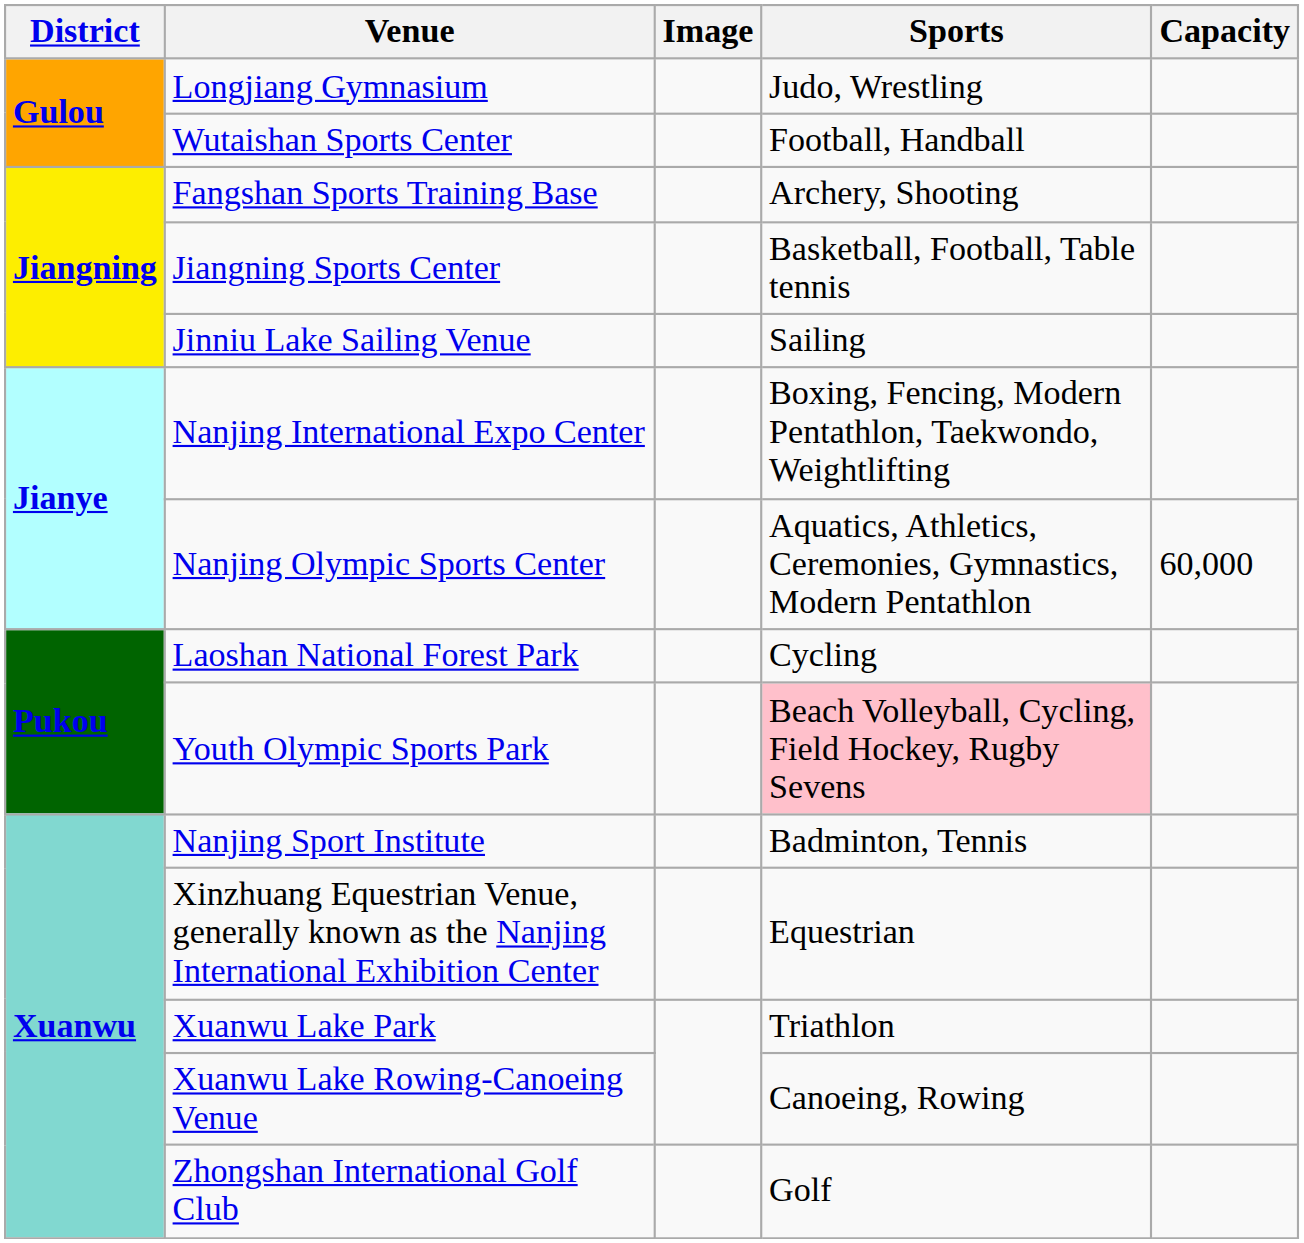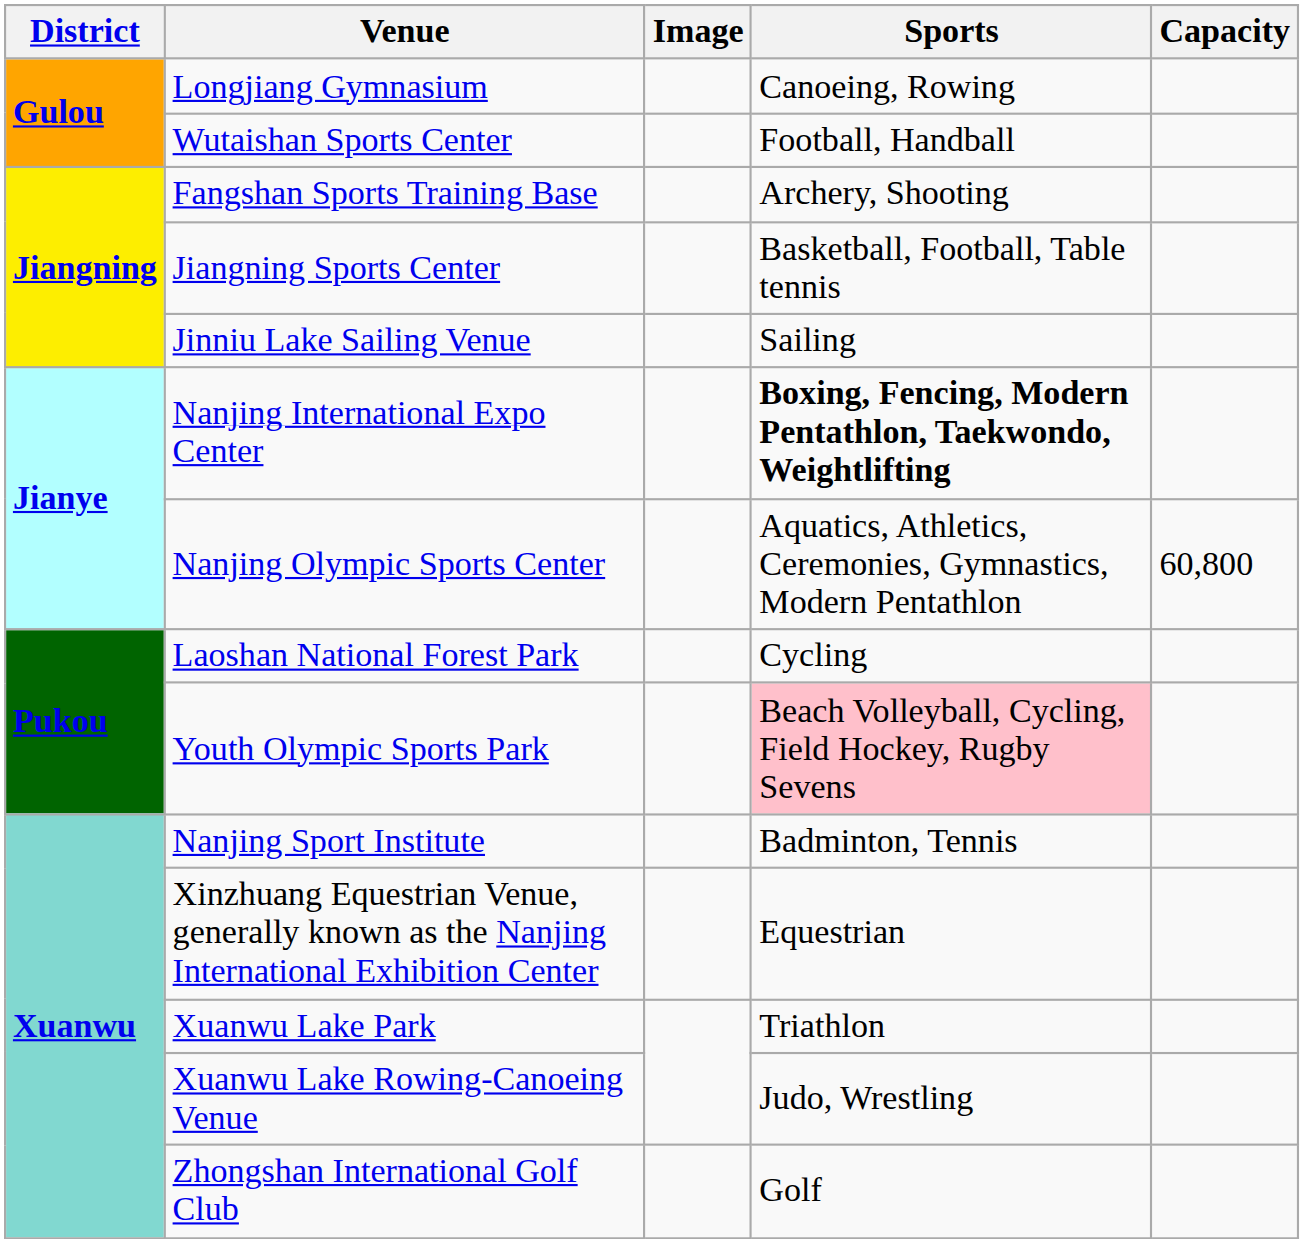(876, 85) Judo, Wrestling -> (887, 85) Canoeing, Rowing
(945, 432) normal -> (944, 432) bold
(1206, 563) 60,000 -> (1206, 563) 60,800
(897, 1098) Canoeing, Rowing -> (866, 1098) Judo, Wrestling
